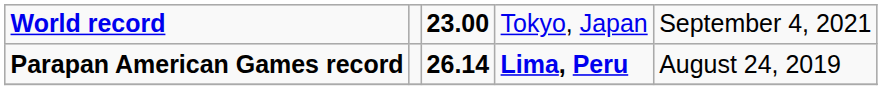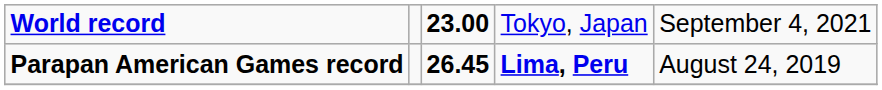(458, 63) 26.14 -> (458, 63) 26.45
